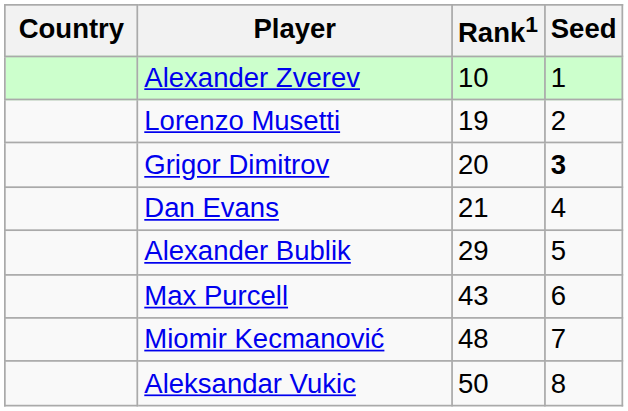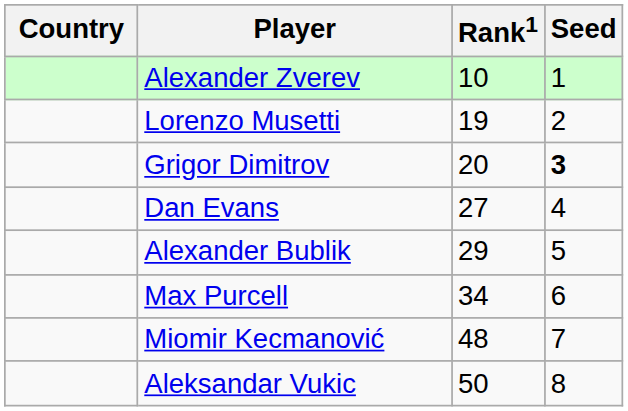(473, 208) 21 -> (473, 208) 27
(473, 295) 43 -> (473, 295) 34
